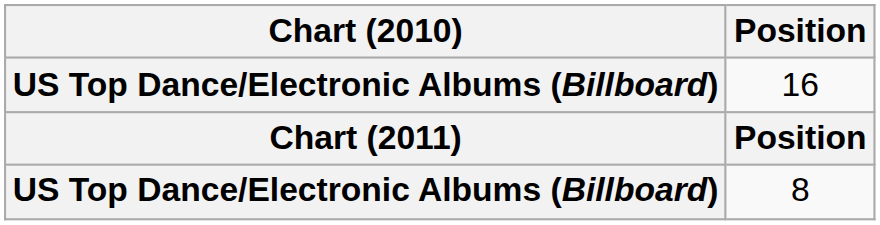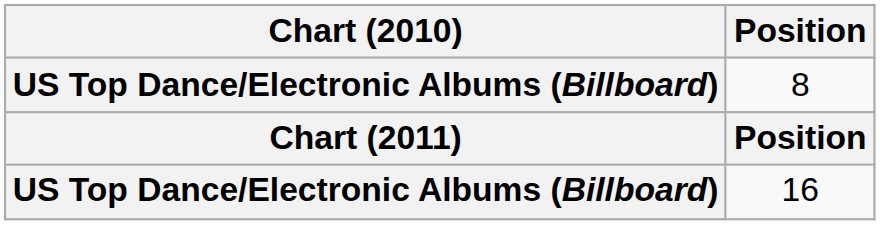rows swapped: (800, 191) <-> (800, 84)
